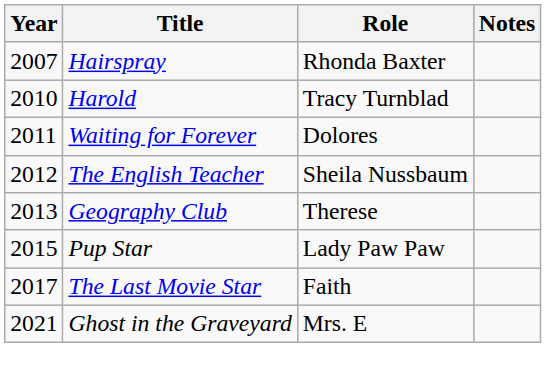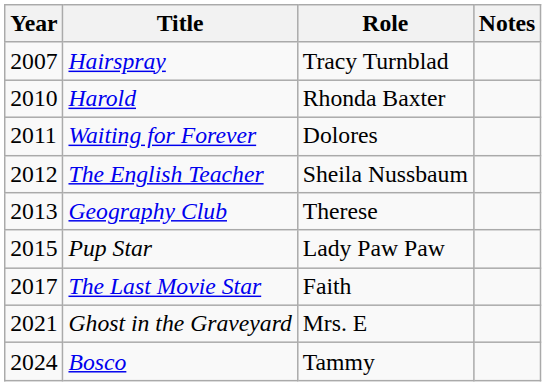(374, 60) Rhonda Baxter -> (376, 60) Tracy Turnblad
(376, 98) Tracy Turnblad -> (374, 98) Rhonda Baxter
+ row: (97, 361)
